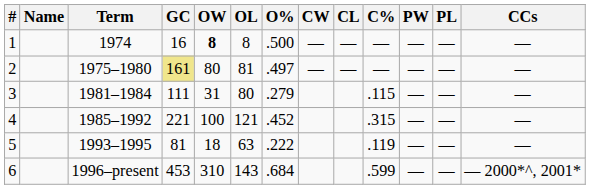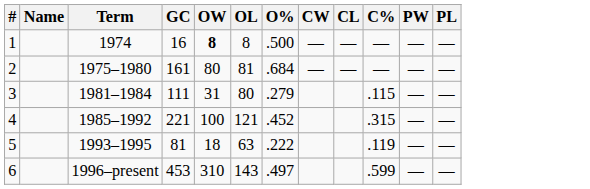- column: (523, 17)
(178, 68) khaki background -> (178, 68) no background
(280, 68) .497 -> (280, 68) .684
(280, 171) .684 -> (280, 171) .497
